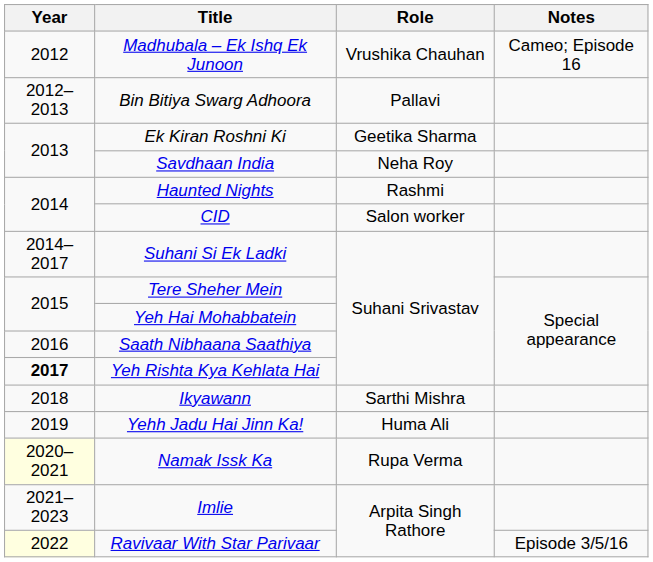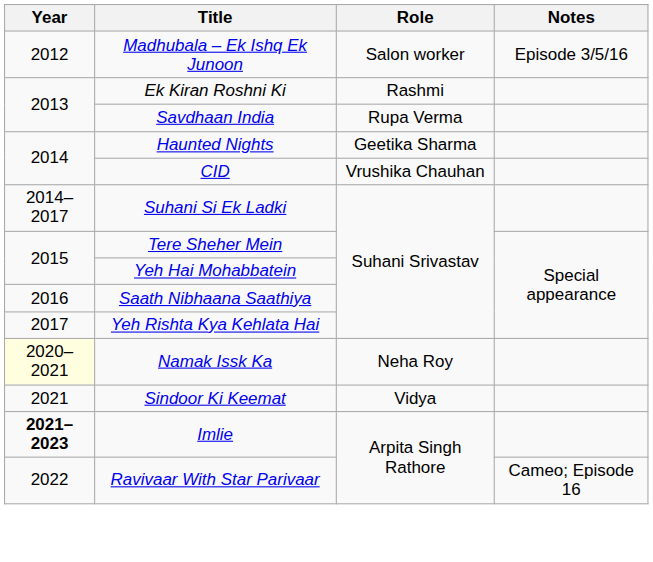(415, 54) Vrushika Chauhan -> (415, 54) Salon worker
(571, 54) Cameo; Episode 16 -> (571, 54) Episode 3/5/16
- row: (215, 100)
(415, 136) Geetika Sharma -> (415, 90) Rashmi
(415, 163) Neha Roy -> (415, 117) Rupa Verma
(415, 190) Rashmi -> (415, 144) Geetika Sharma
(415, 217) Salon worker -> (415, 171) Vrushika Chauhan
(49, 371) bold -> (49, 325) normal
- row: (215, 397)
- row: (215, 424)
(415, 461) Rupa Verma -> (415, 361) Neha Roy
+ row: (215, 397)
(49, 507) normal -> (49, 434) bold
(49, 543) lightyellow background -> (49, 480) no background
(571, 543) Episode 3/5/16 -> (571, 480) Cameo; Episode 16
